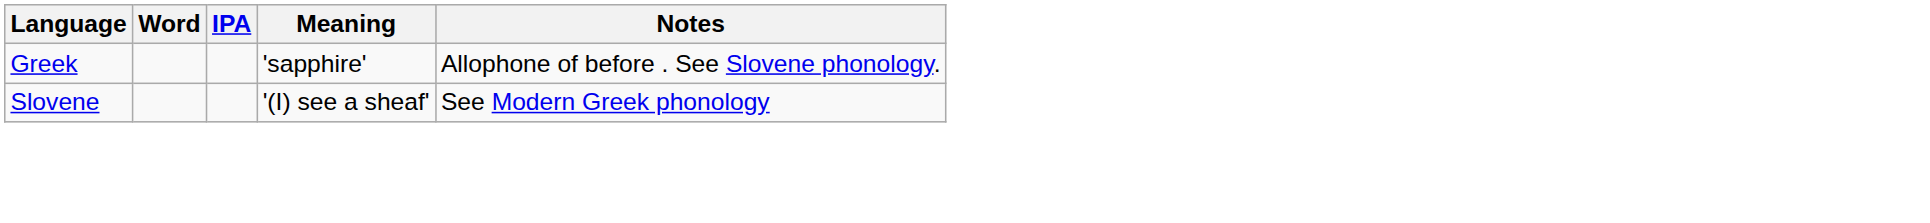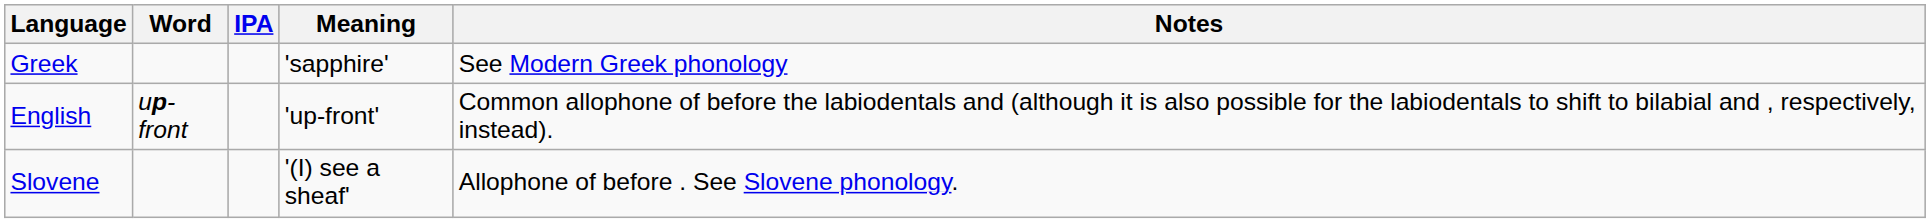(691, 63) Allophone of before . See Slovene phonology. -> (623, 63) See Modern Greek phonology
+ row: (51, 116)
(605, 102) See Modern Greek phonology -> (709, 182) Allophone of before . See Slovene phonology.
